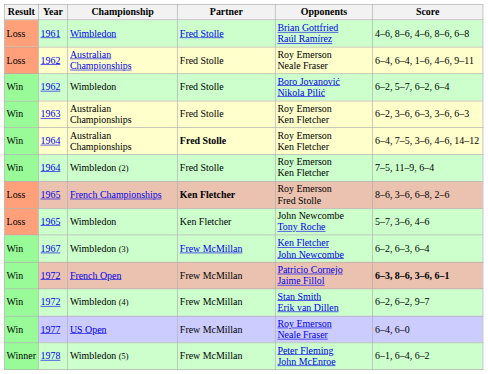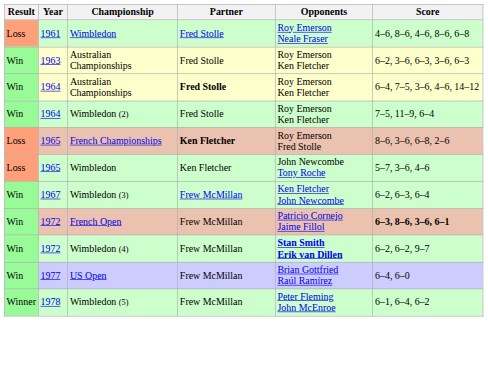(308, 33) Brian Gottfried Raúl Ramírez -> (305, 33) Roy Emerson Neale Fraser
- row: (50, 60)
- row: (50, 87)
(308, 302) normal -> (310, 248) bold
(305, 329) Roy Emerson Neale Fraser -> (308, 275) Brian Gottfried Raúl Ramírez
